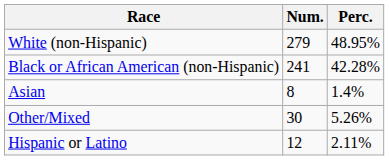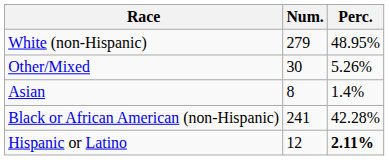rows swapped: (144, 67) <-> (49, 117)
(351, 142) normal -> (352, 142) bold
